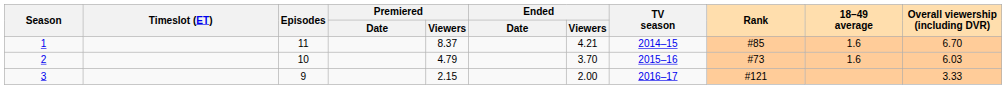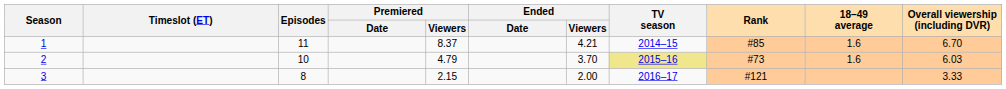(658, 60) no background -> (658, 60) khaki background
(303, 76) 9 -> (303, 76) 8
